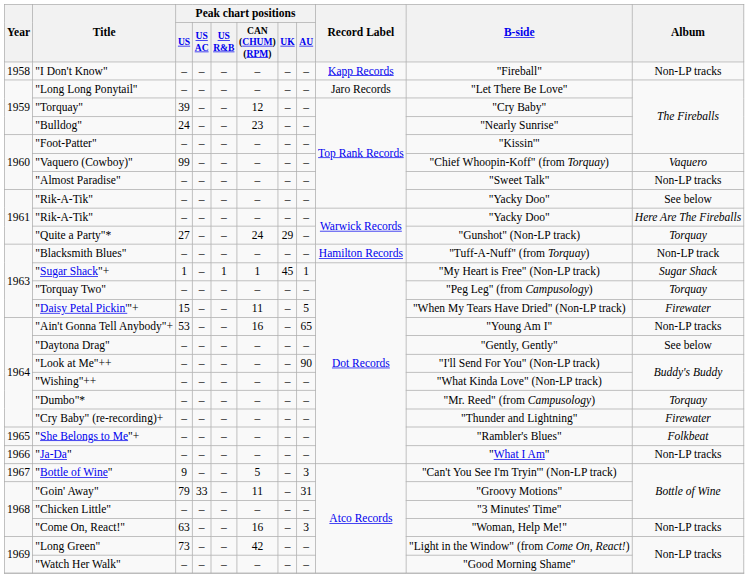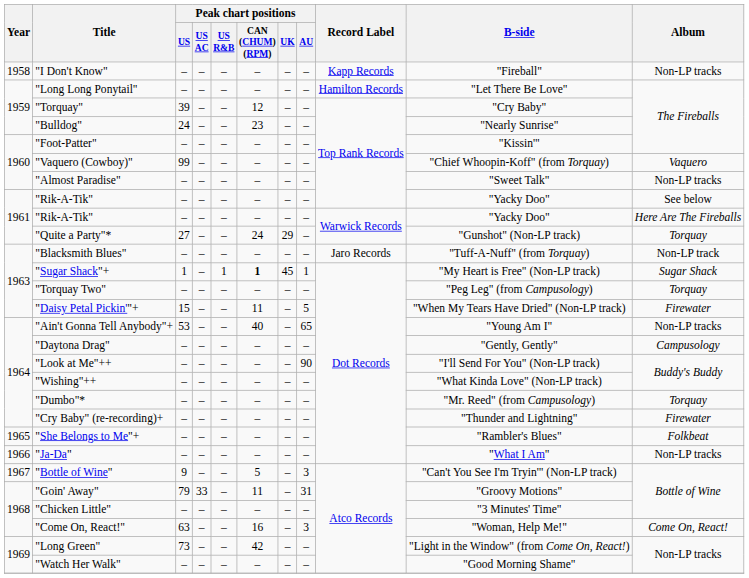(361, 89) Jaro Records -> (361, 89) Hamilton Records
(361, 253) Hamilton Records -> (361, 253) Jaro Records
(257, 271) normal -> (257, 271) bold
(257, 326) 16 -> (257, 326) 40
(688, 345) See below -> (688, 345) Campusology
(688, 527) Non-LP tracks -> (688, 527) Come On, React!
